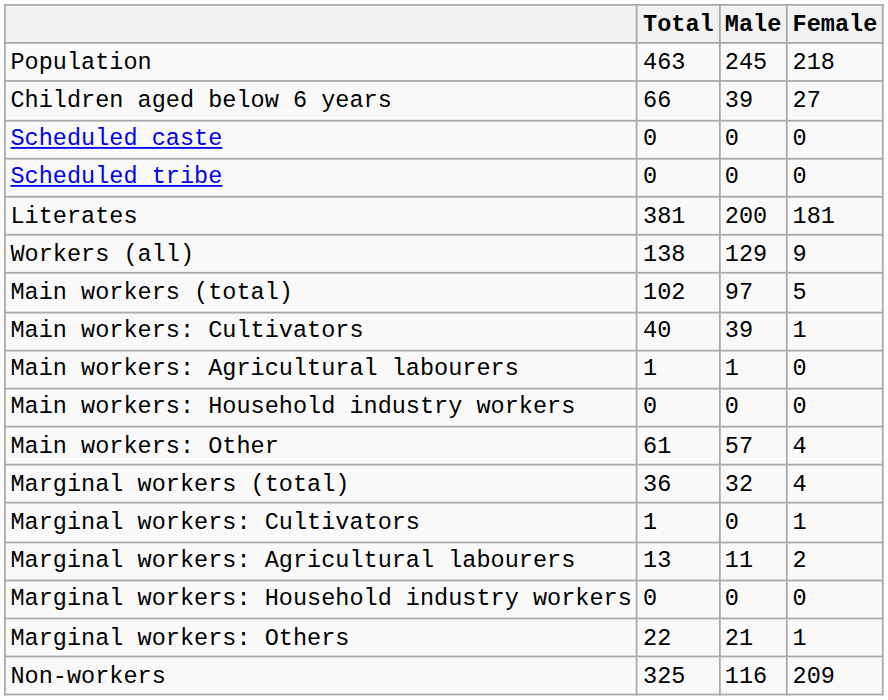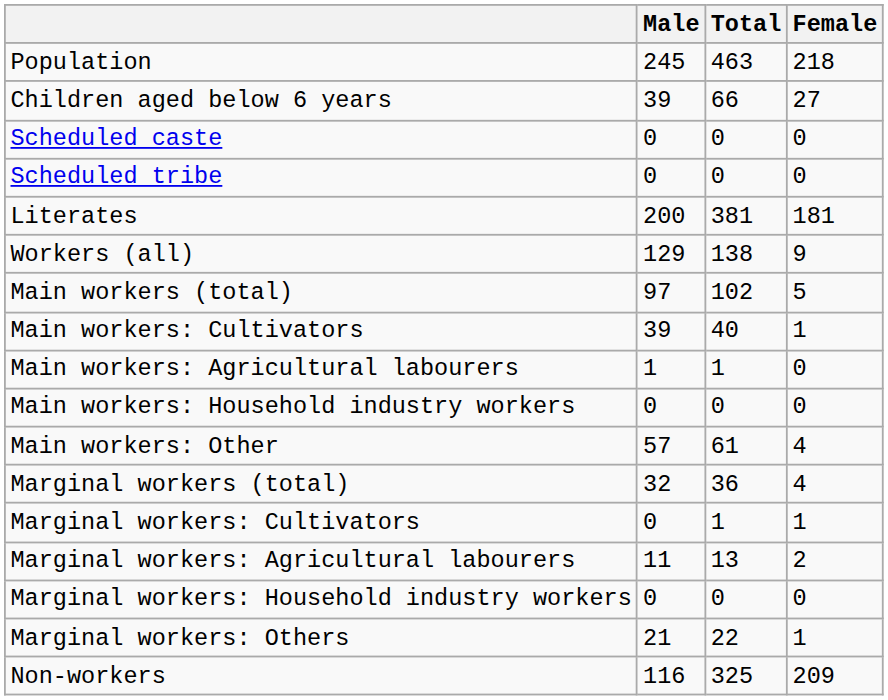columns swapped: (678, 24) <-> (753, 24)
